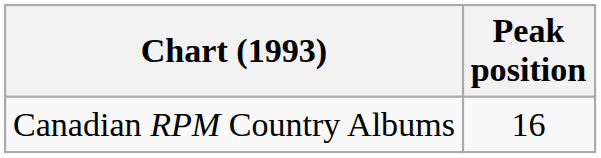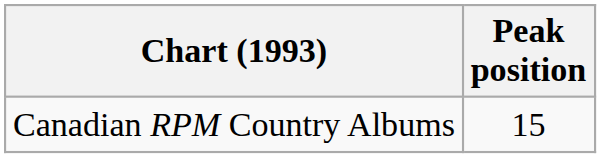(528, 123) 16 -> (528, 123) 15
